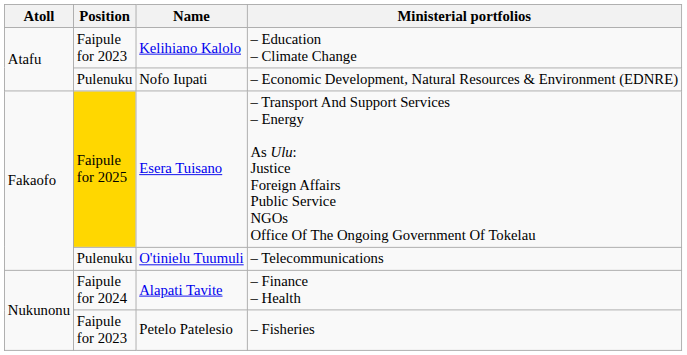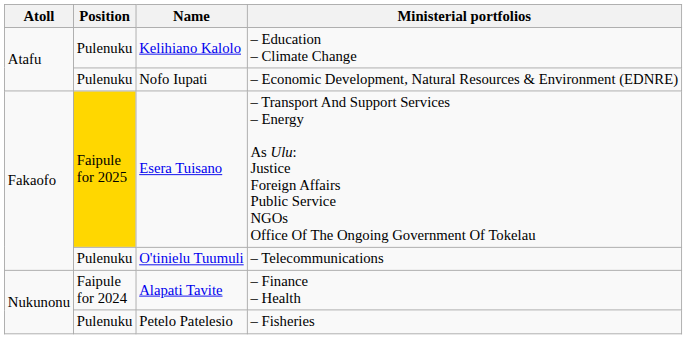(102, 47) Faipule for 2023 -> (105, 47) Pulenuku
(102, 330) Faipule for 2023 -> (105, 321) Pulenuku
